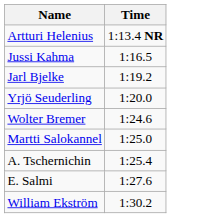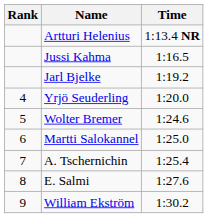+ column: (23, 14)
